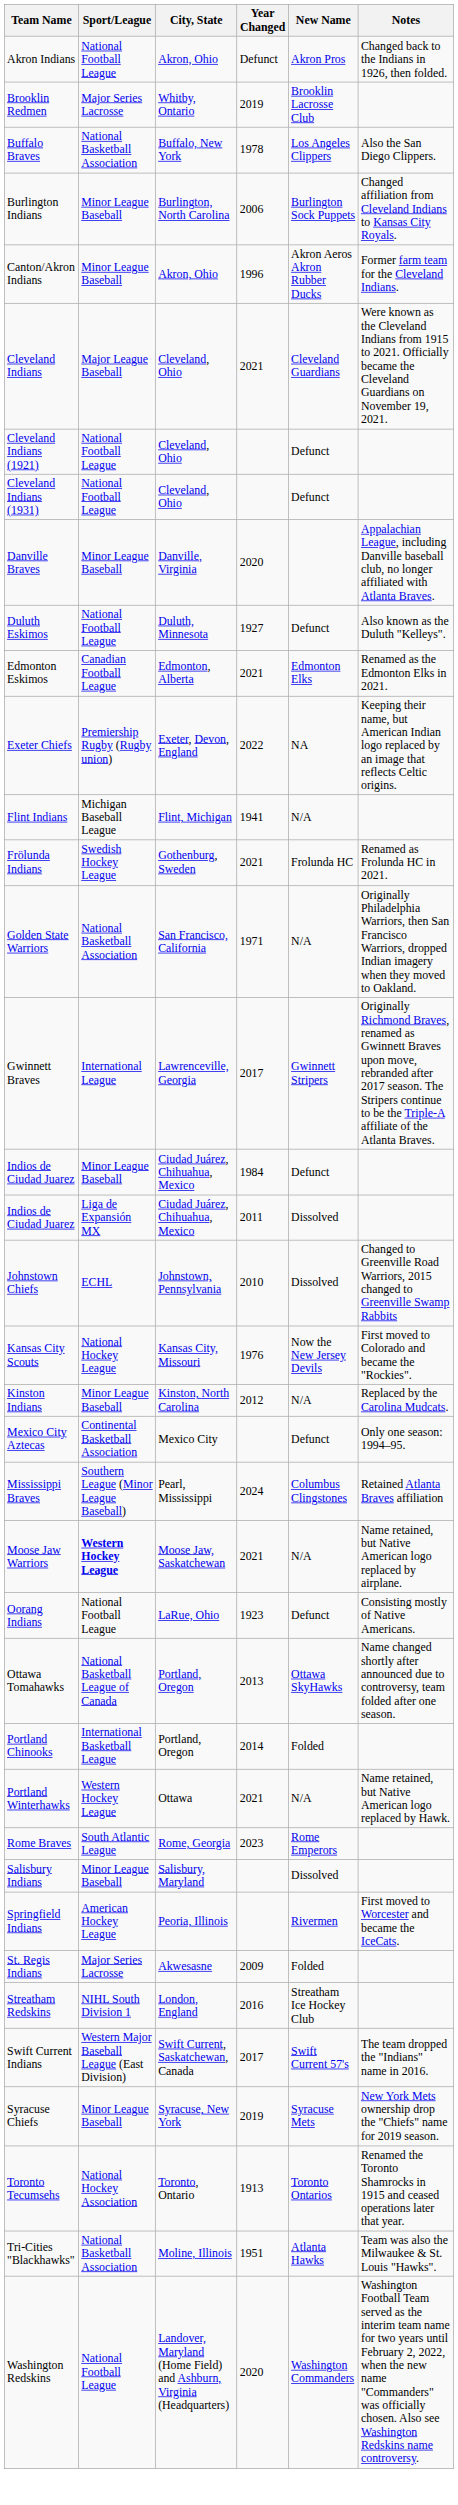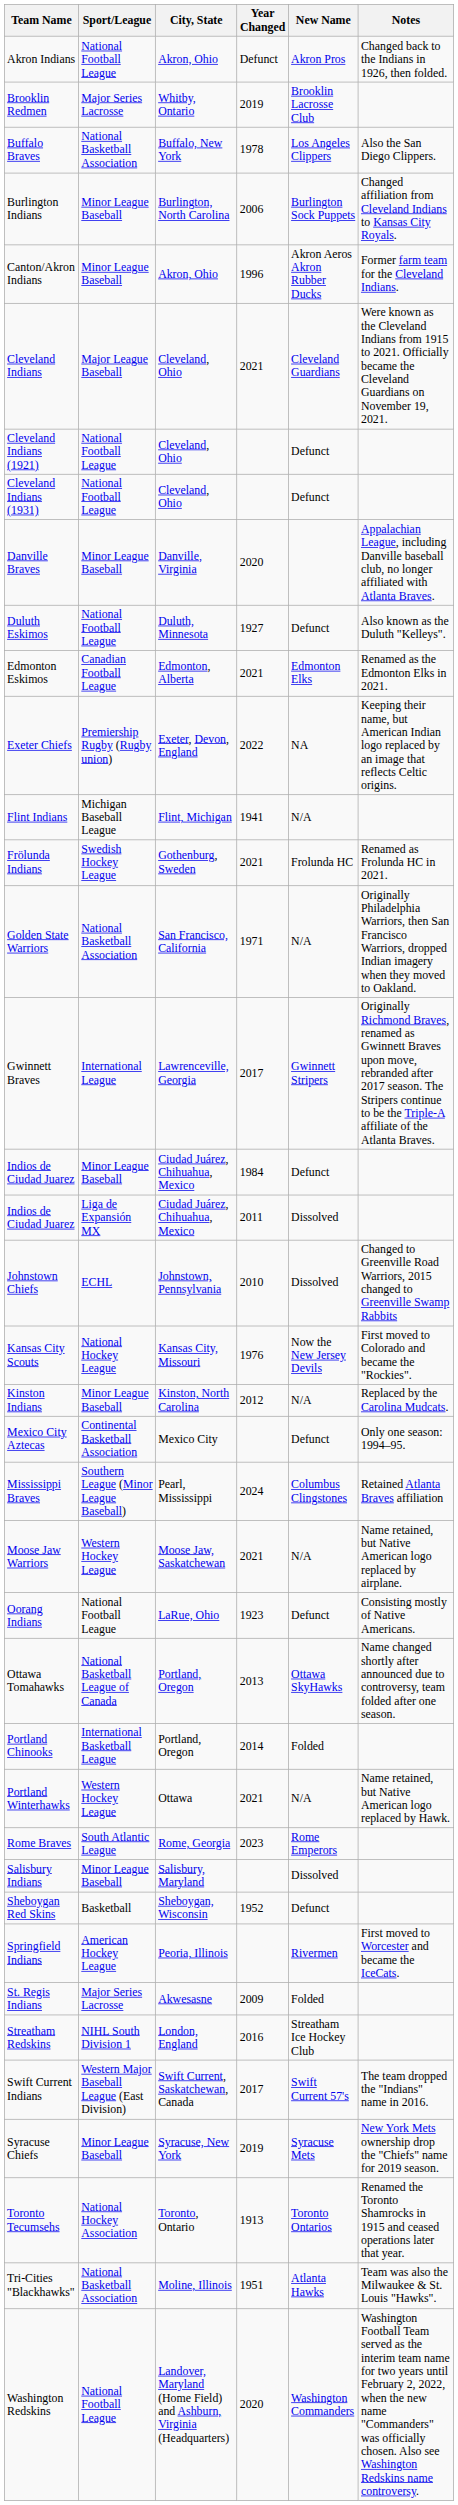(102, 1556) bold -> (101, 1556) normal
+ row: (33, 1908)
